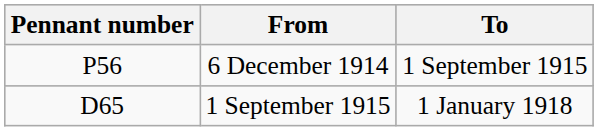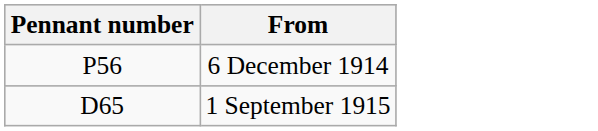- column: (495, 24)
